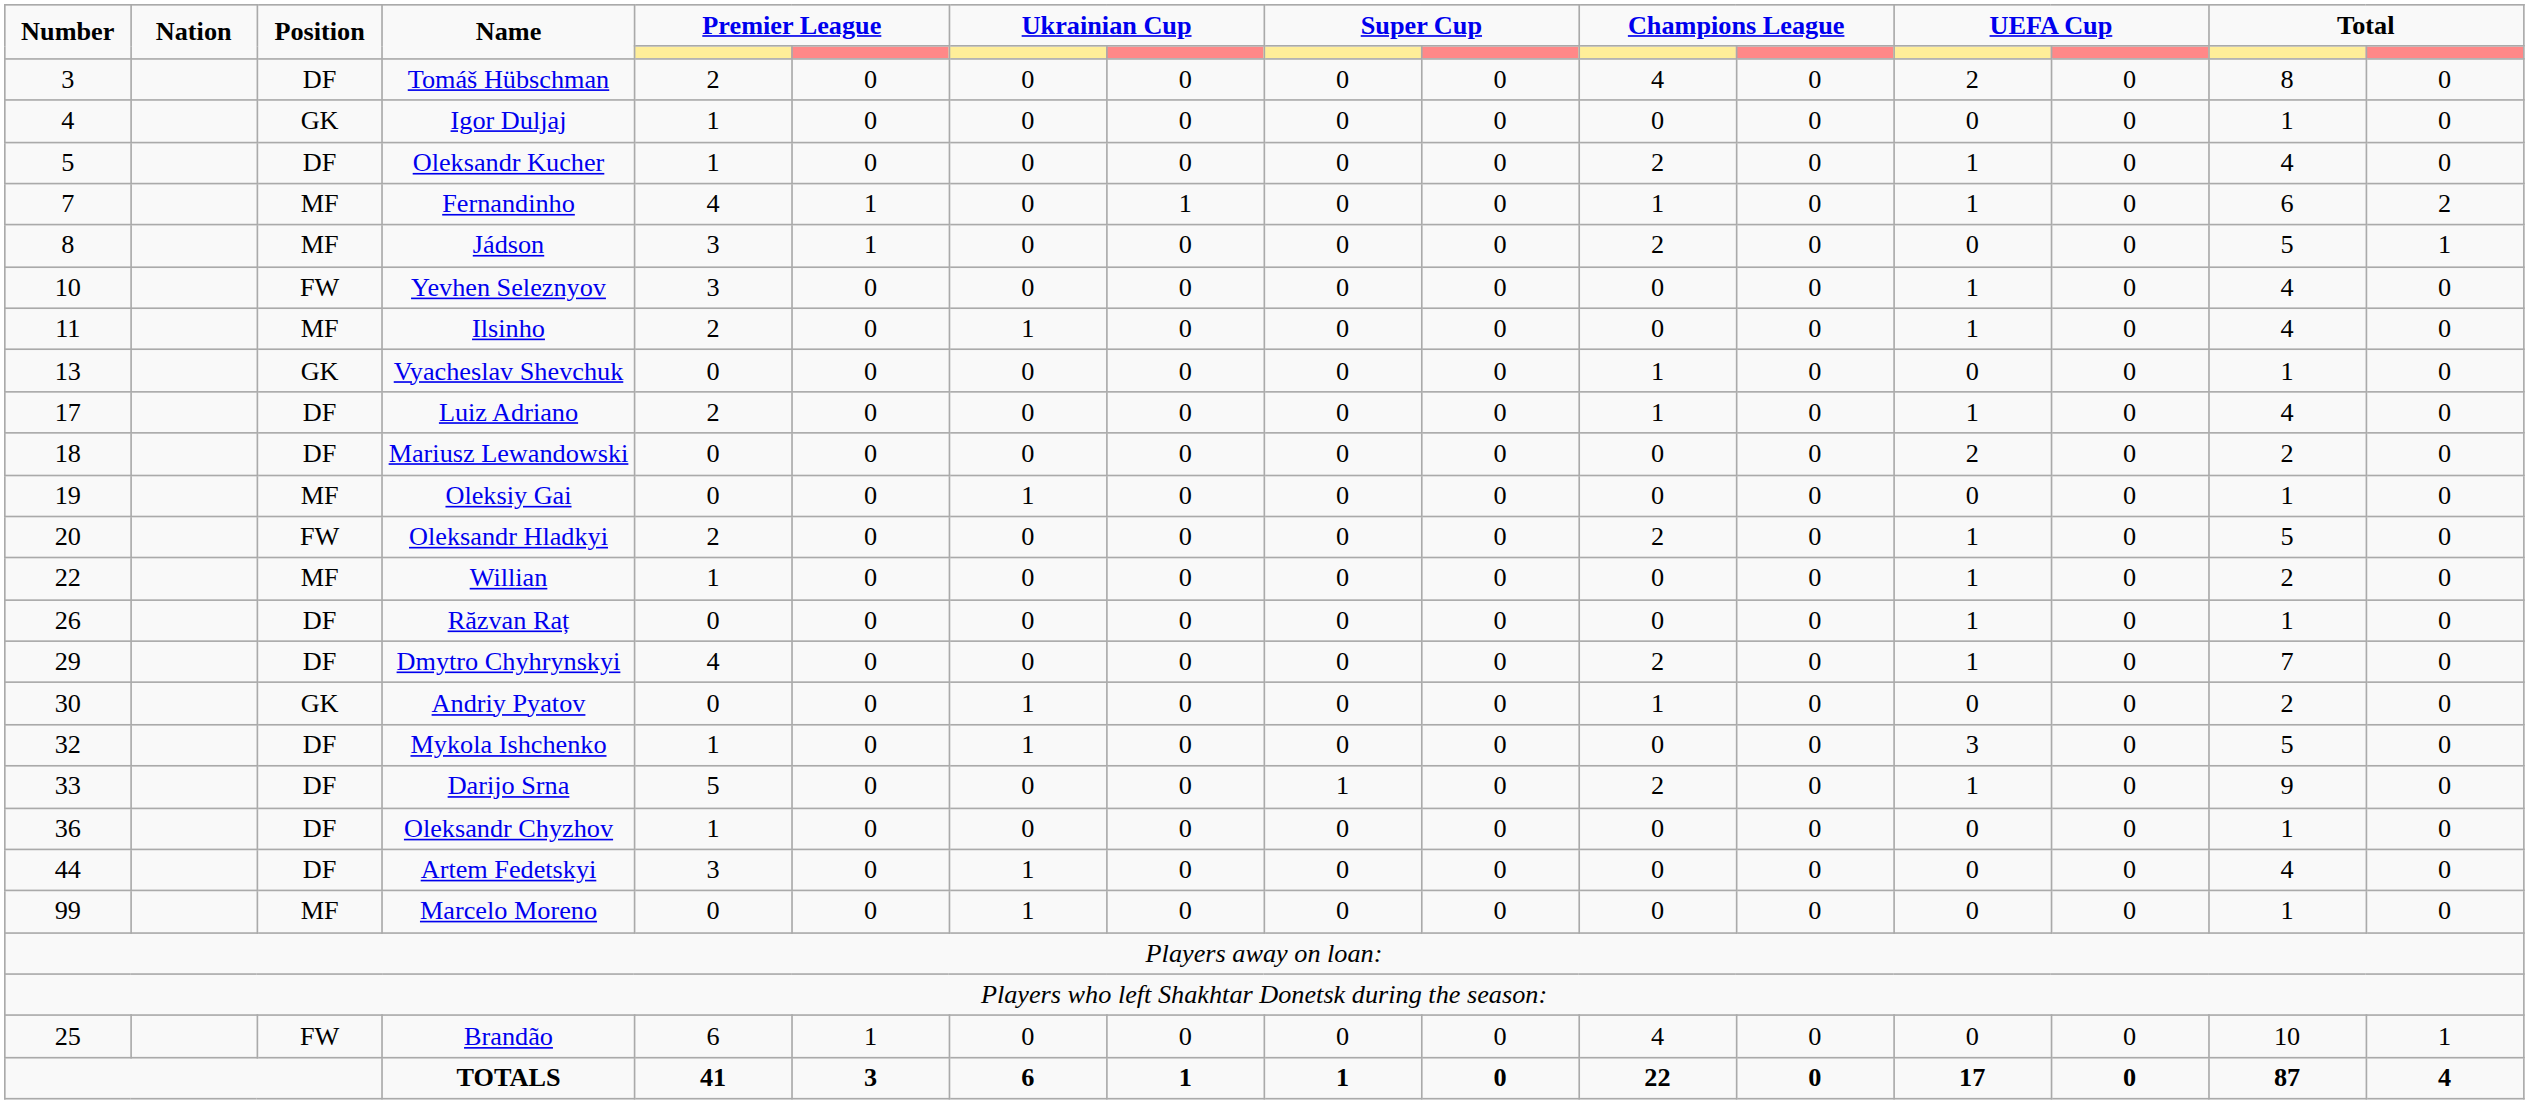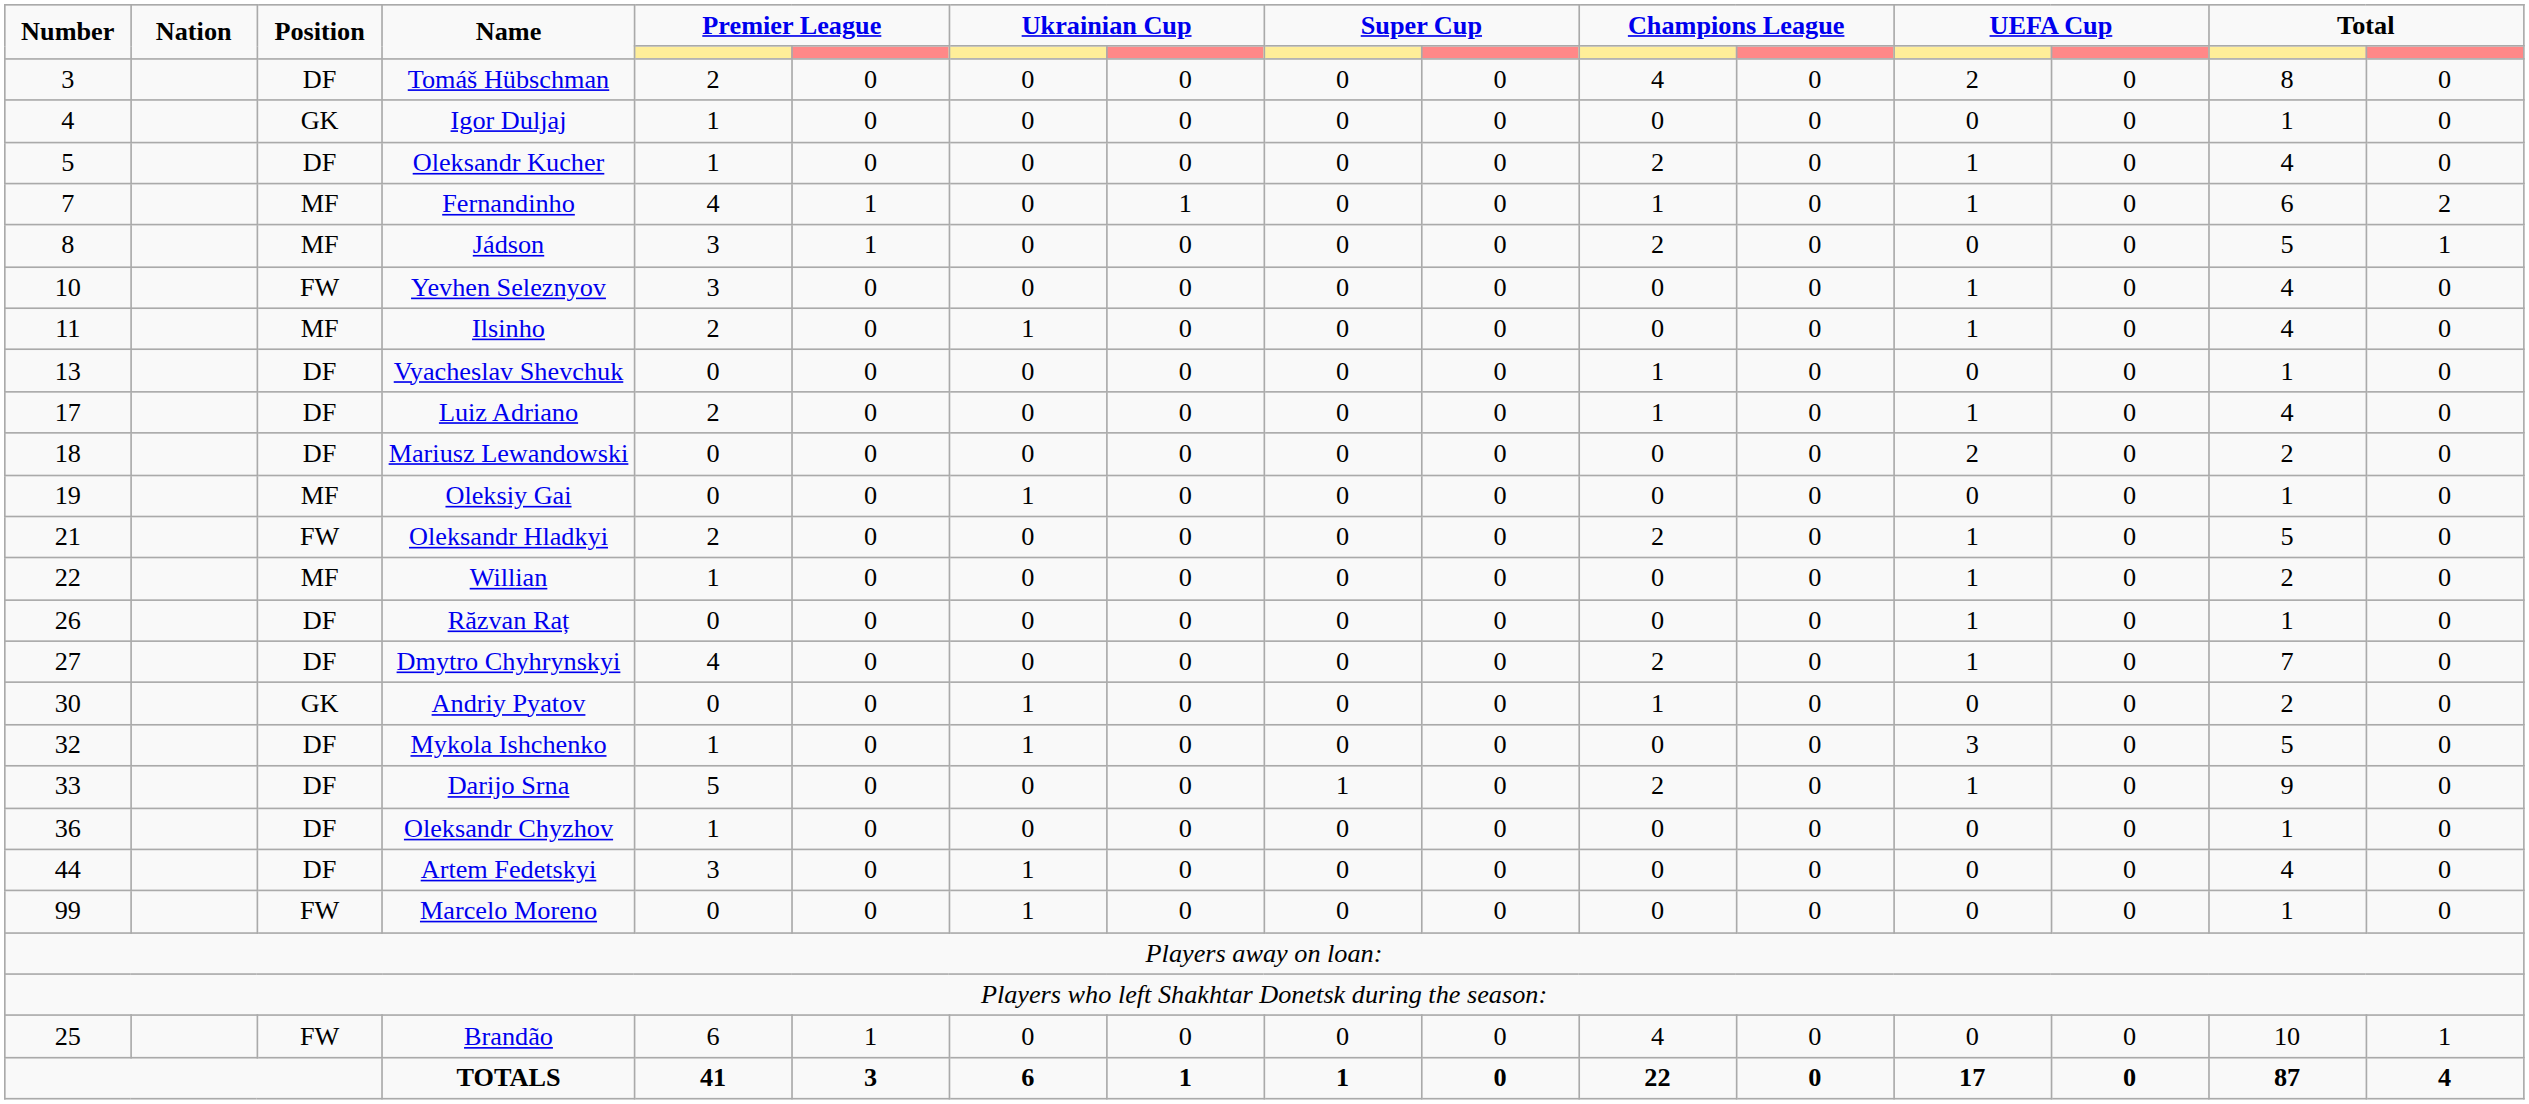(320, 370) GK -> (320, 370) DF
(68, 536) 20 -> (68, 536) 21
(68, 661) 29 -> (68, 661) 27
(320, 911) MF -> (320, 911) FW
